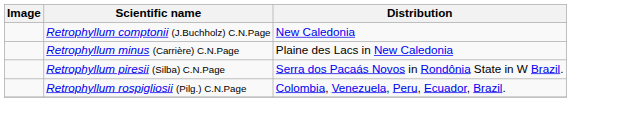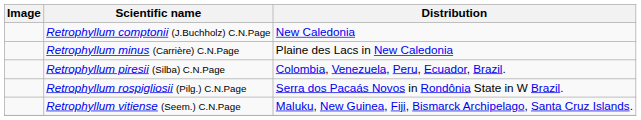(420, 69) Serra dos Pacaás Novos in Rondônia State in W Brazil. -> (391, 69) Colombia, Venezuela, Peru, Ecuador, Brazil.
(391, 87) Colombia, Venezuela, Peru, Ecuador, Brazil. -> (420, 87) Serra dos Pacaás Novos in Rondônia State in W Brazil.
+ row: (143, 106)
